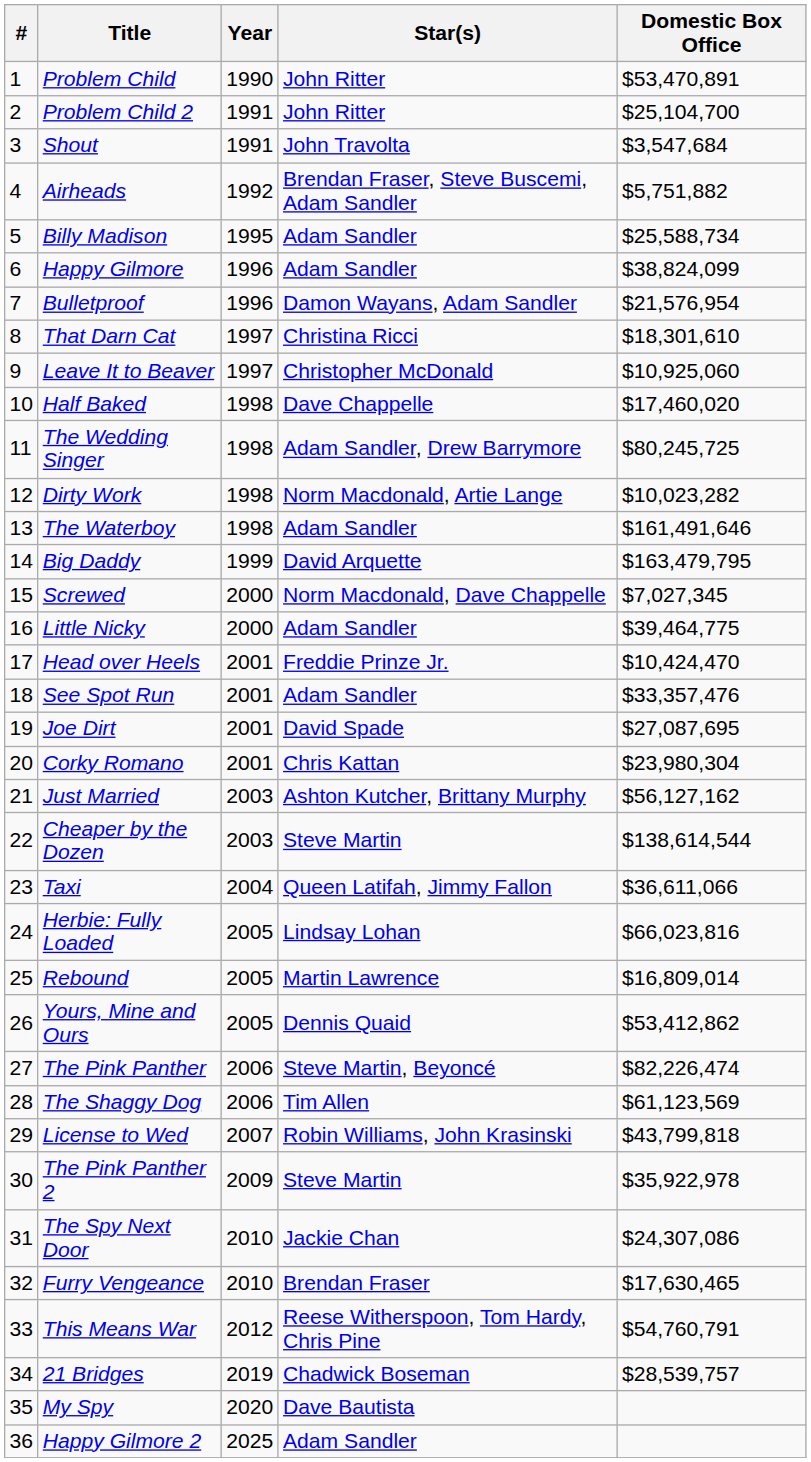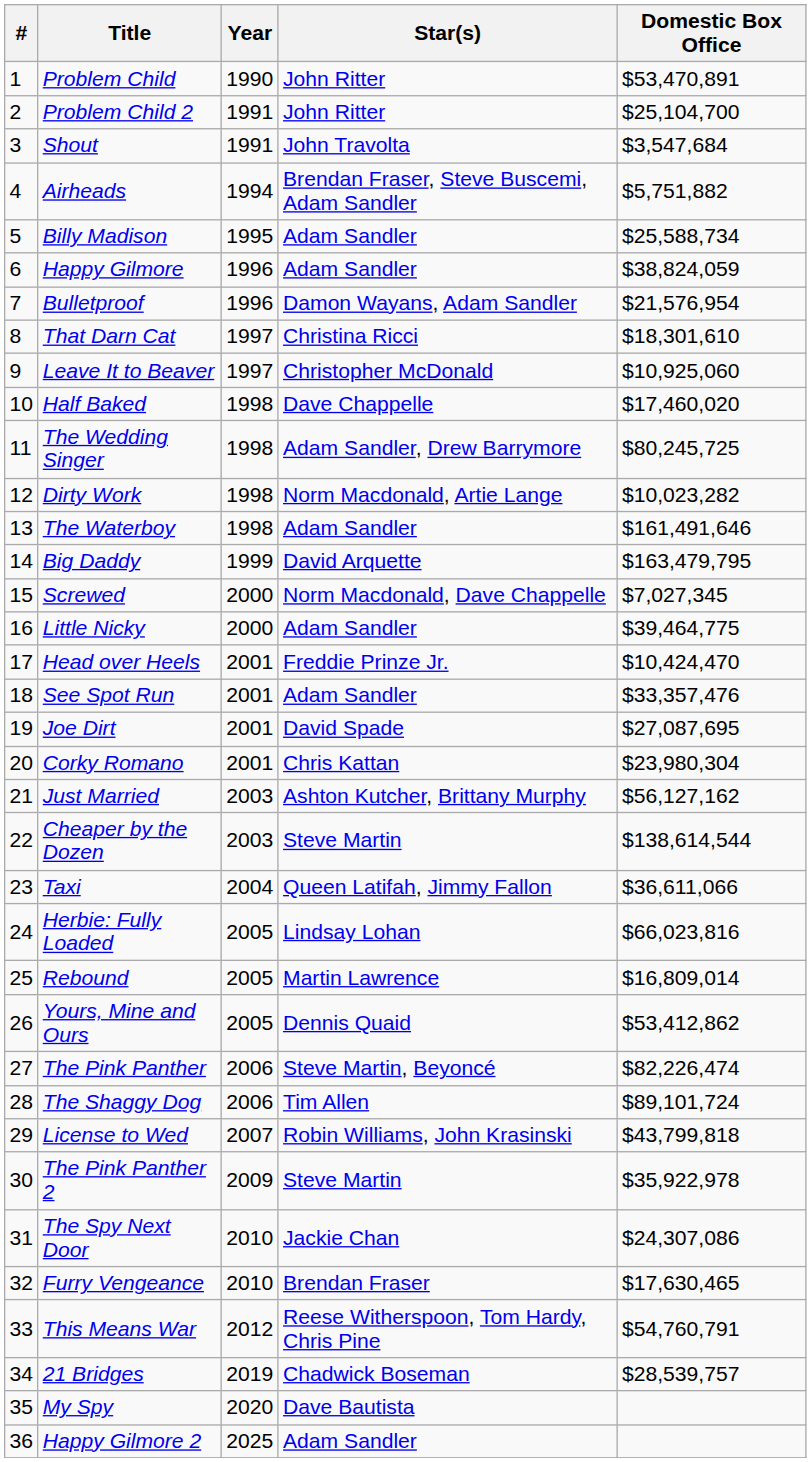(250, 190) 1992 -> (250, 190) 1994
(681, 269) $38,824,099 -> (681, 269) $38,824,059
(681, 1101) $61,123,569 -> (681, 1101) $89,101,724
